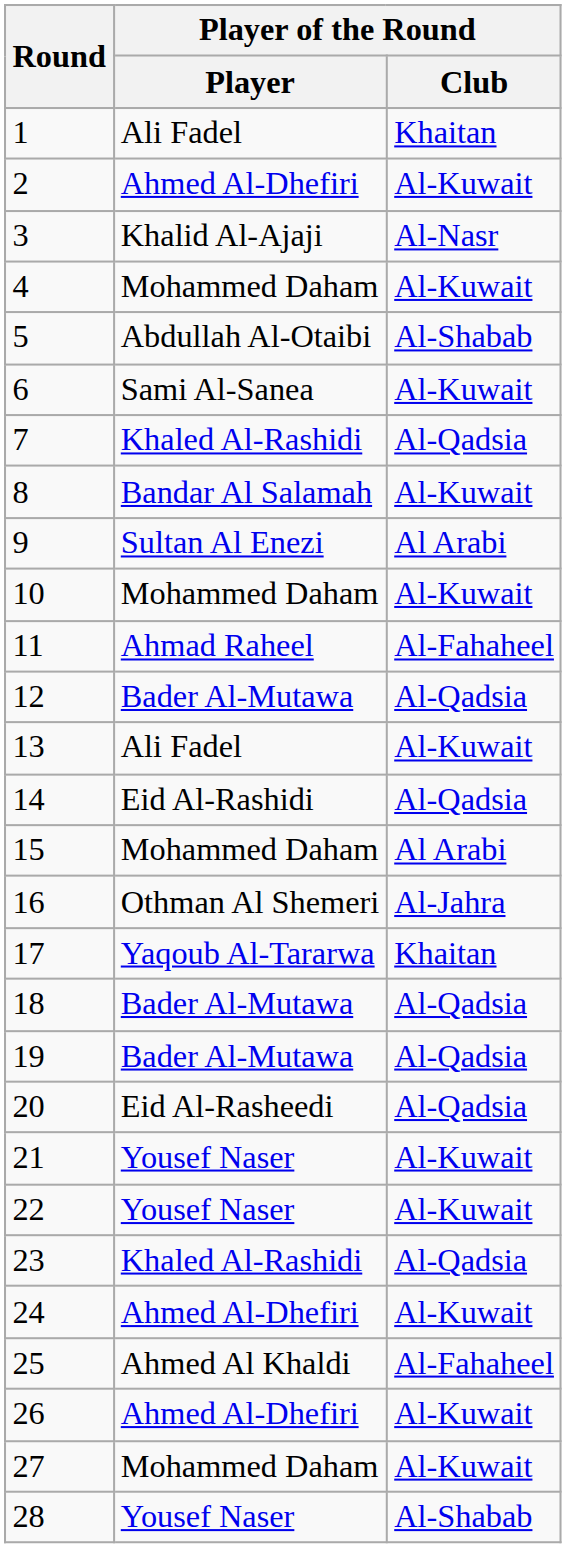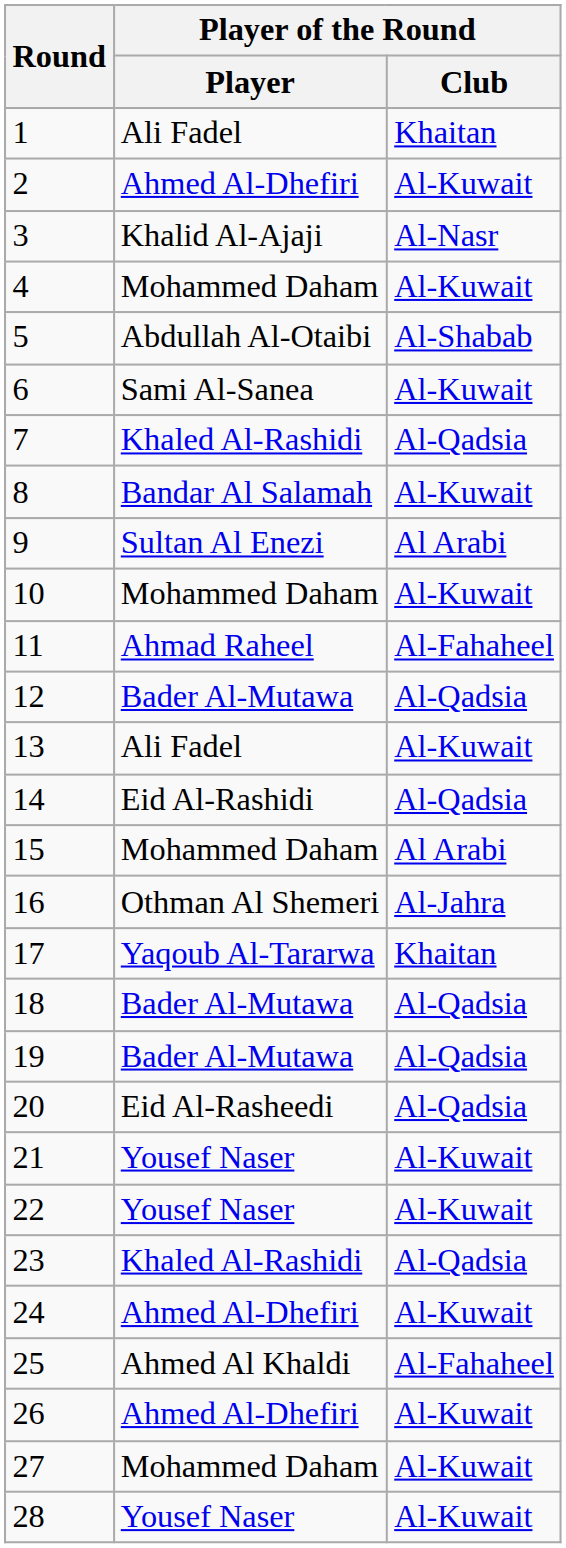(463, 1516) Al-Shabab -> (463, 1516) Al-Kuwait
